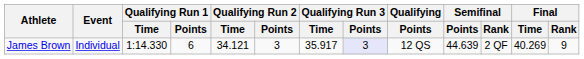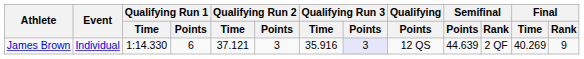(233, 46) 34.121 -> (233, 46) 37.121
(321, 46) 35.917 -> (321, 46) 35.916
